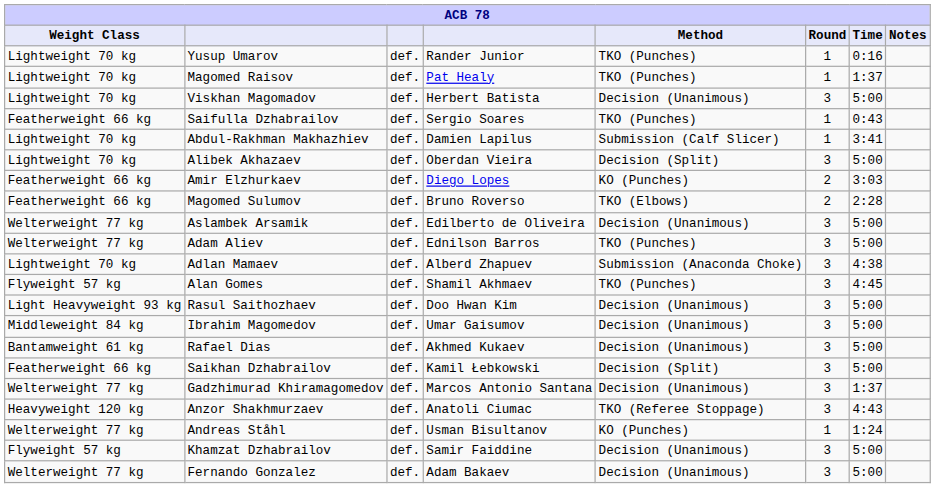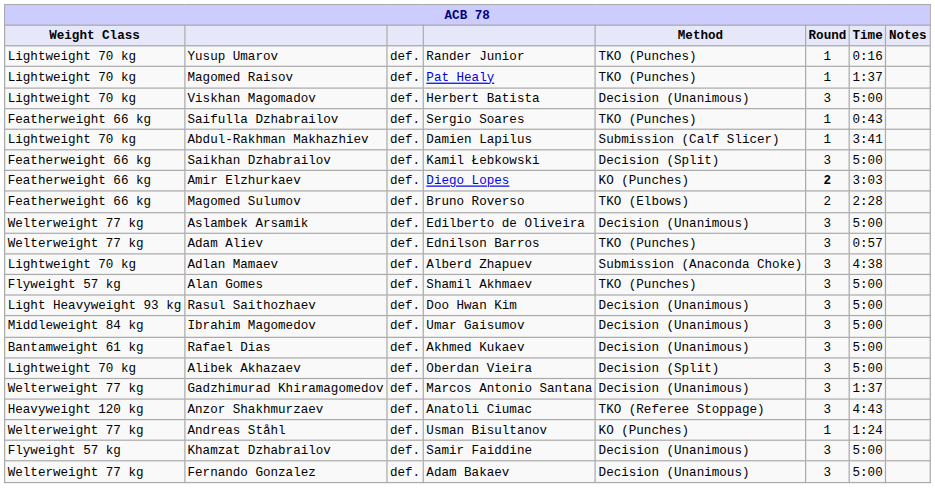rows swapped: (244, 161) <-> (259, 368)
(827, 181) normal -> (827, 181) bold
(868, 244) 5:00 -> (868, 244) 0:57
(868, 285) 4:45 -> (868, 285) 5:00
